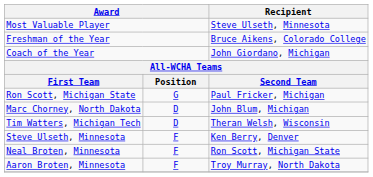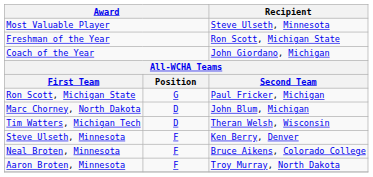(288, 39) Bruce Aikens, Colorado College -> (275, 39) Ron Scott, Michigan State
(275, 151) Ron Scott, Michigan State -> (288, 151) Bruce Aikens, Colorado College
